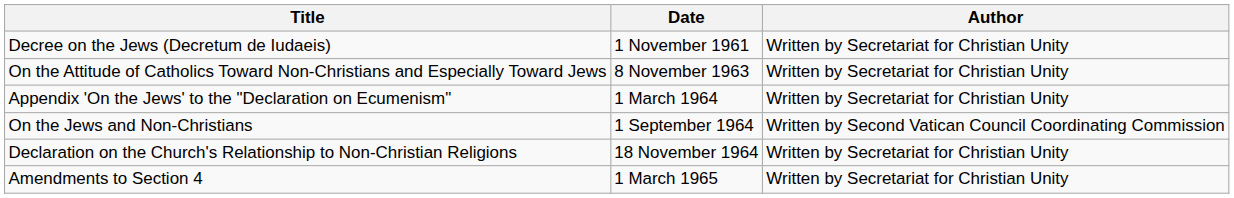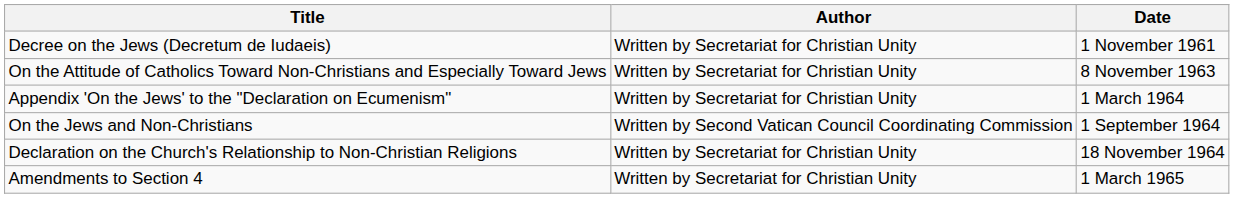columns swapped: (686, 17) <-> (996, 17)
